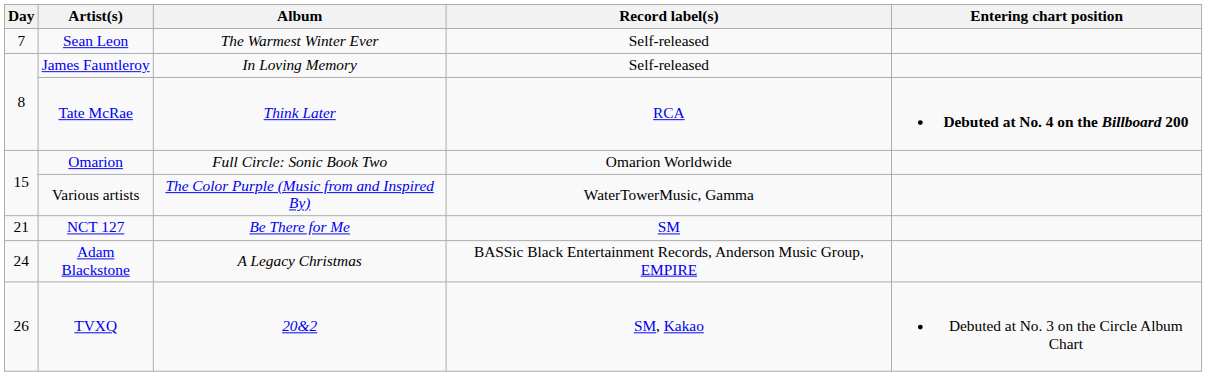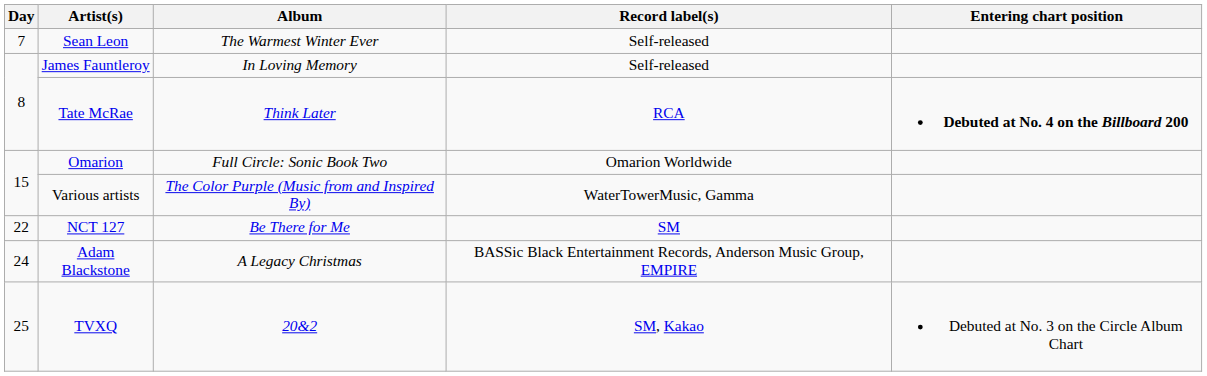(21, 228) 21 -> (21, 228) 22
(21, 326) 26 -> (21, 326) 25
